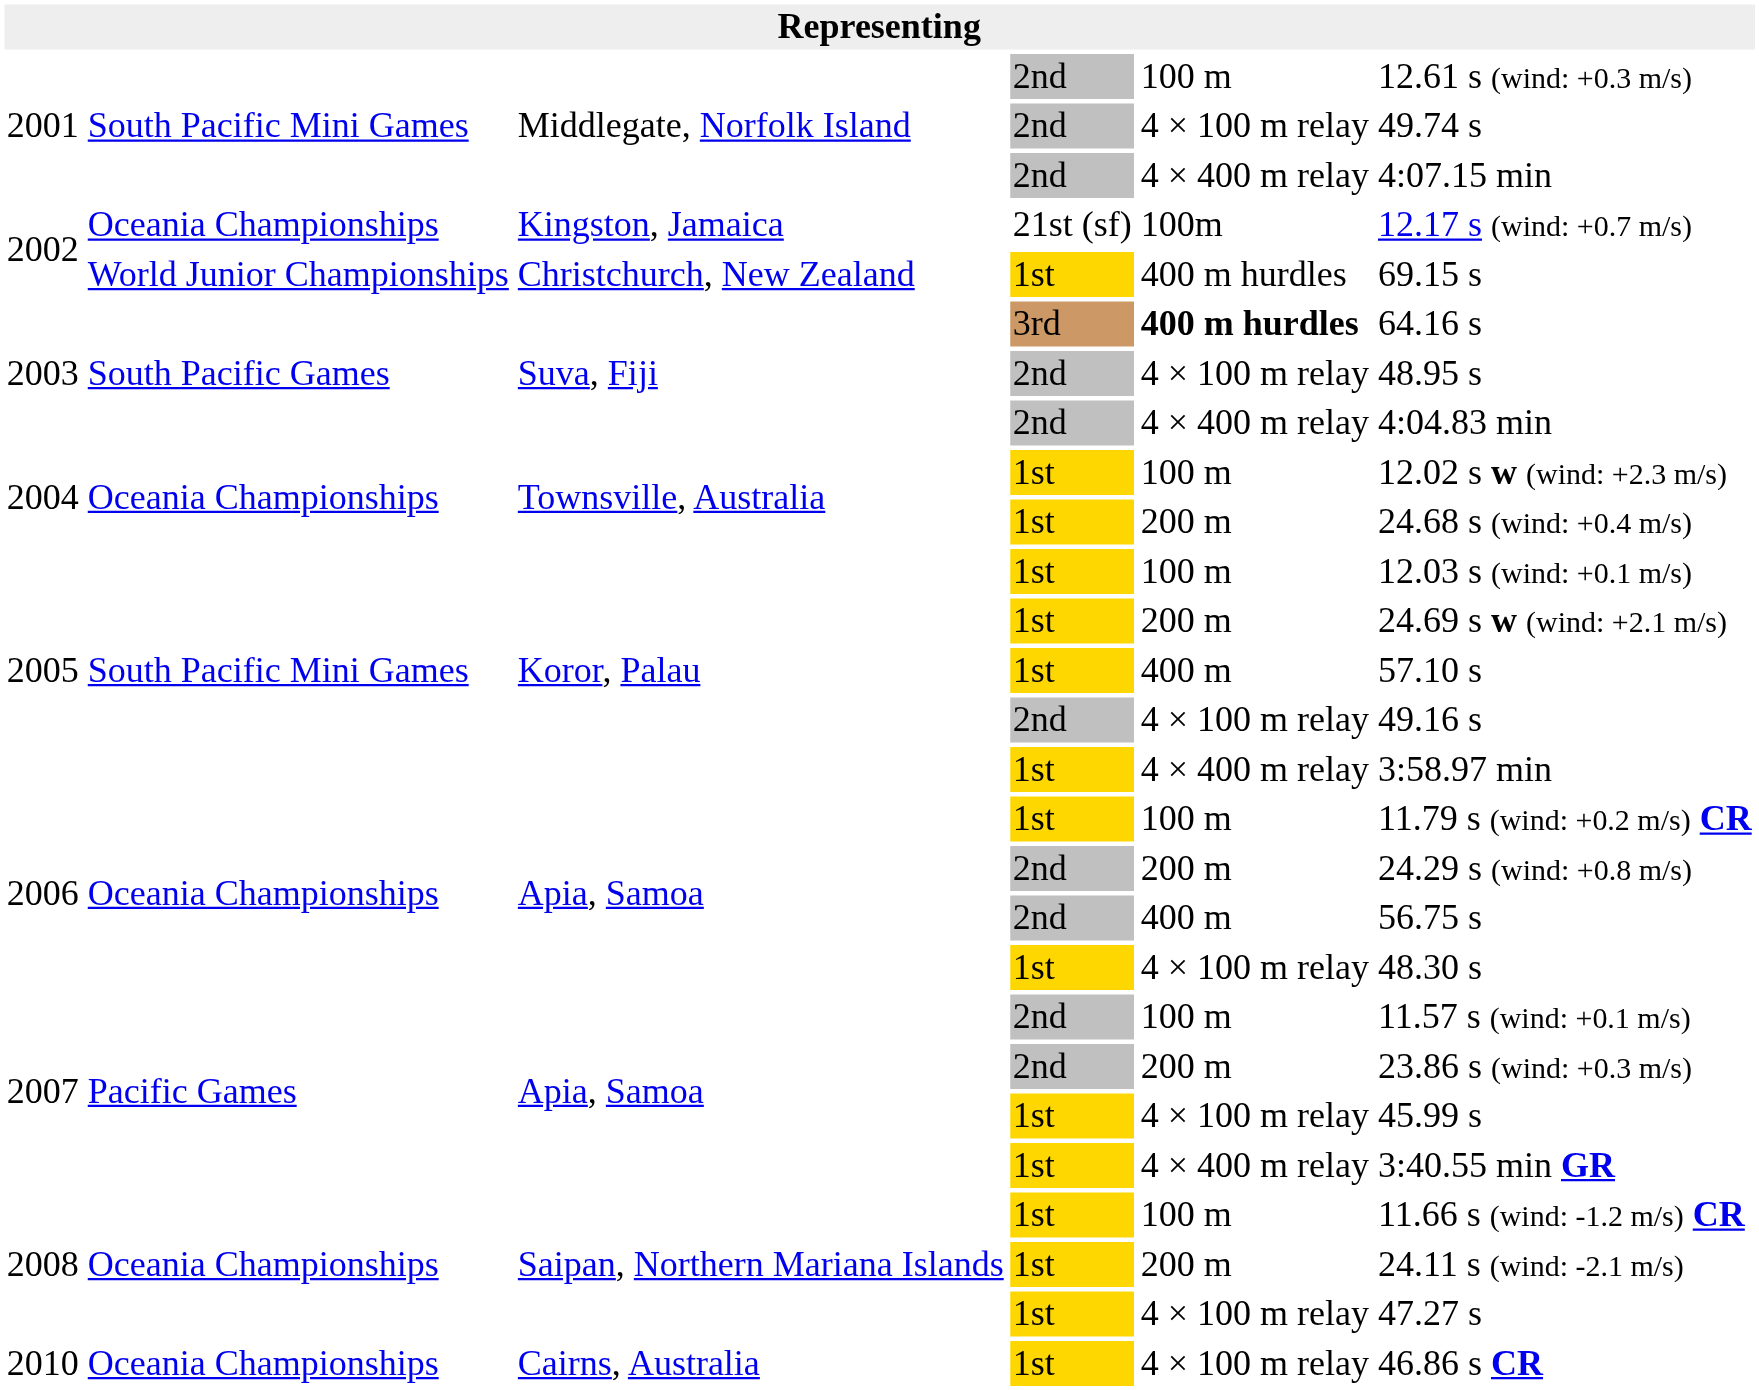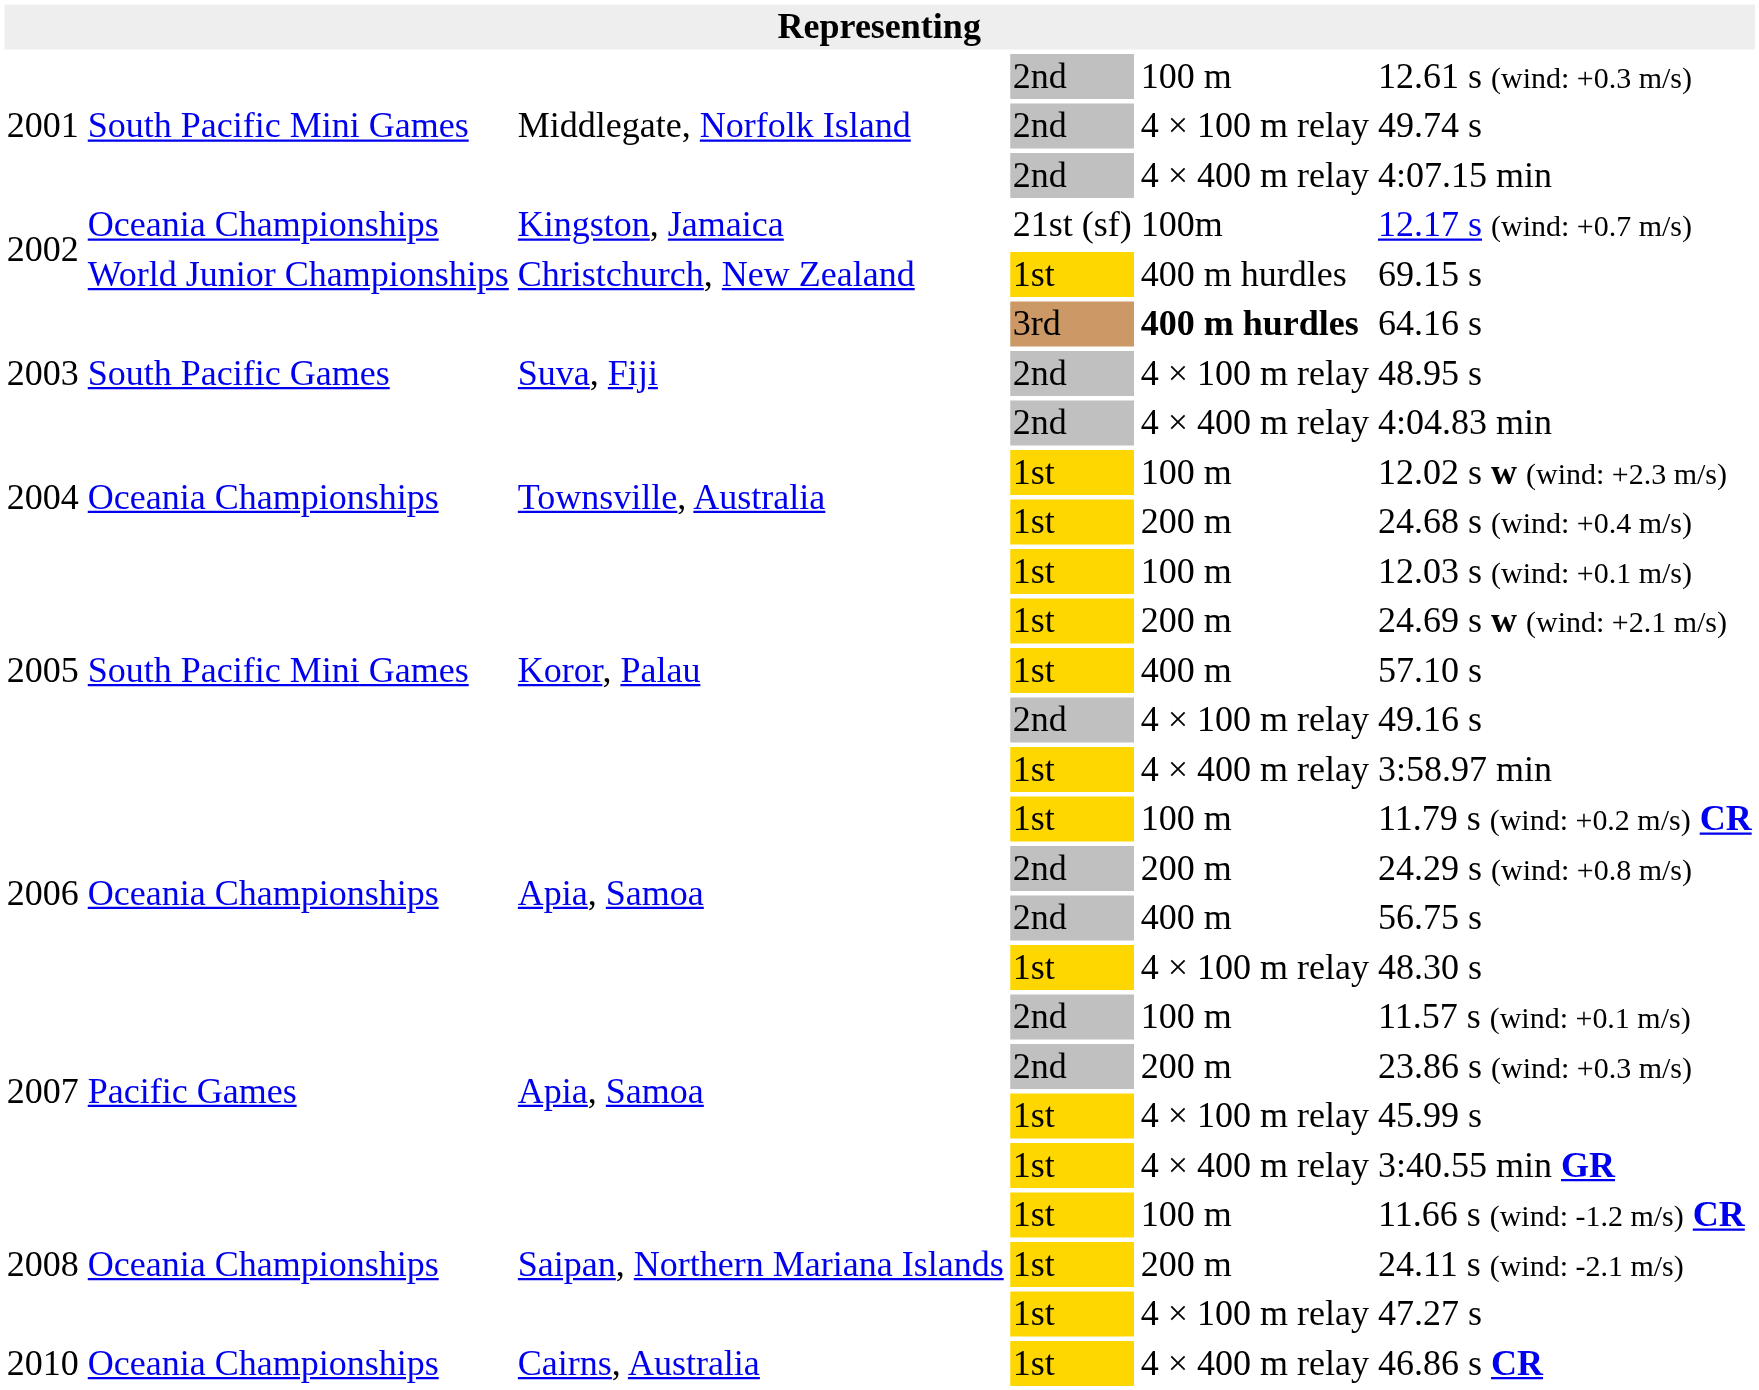(1255, 1362) 4 × 100 m relay -> (1255, 1362) 4 × 400 m relay
